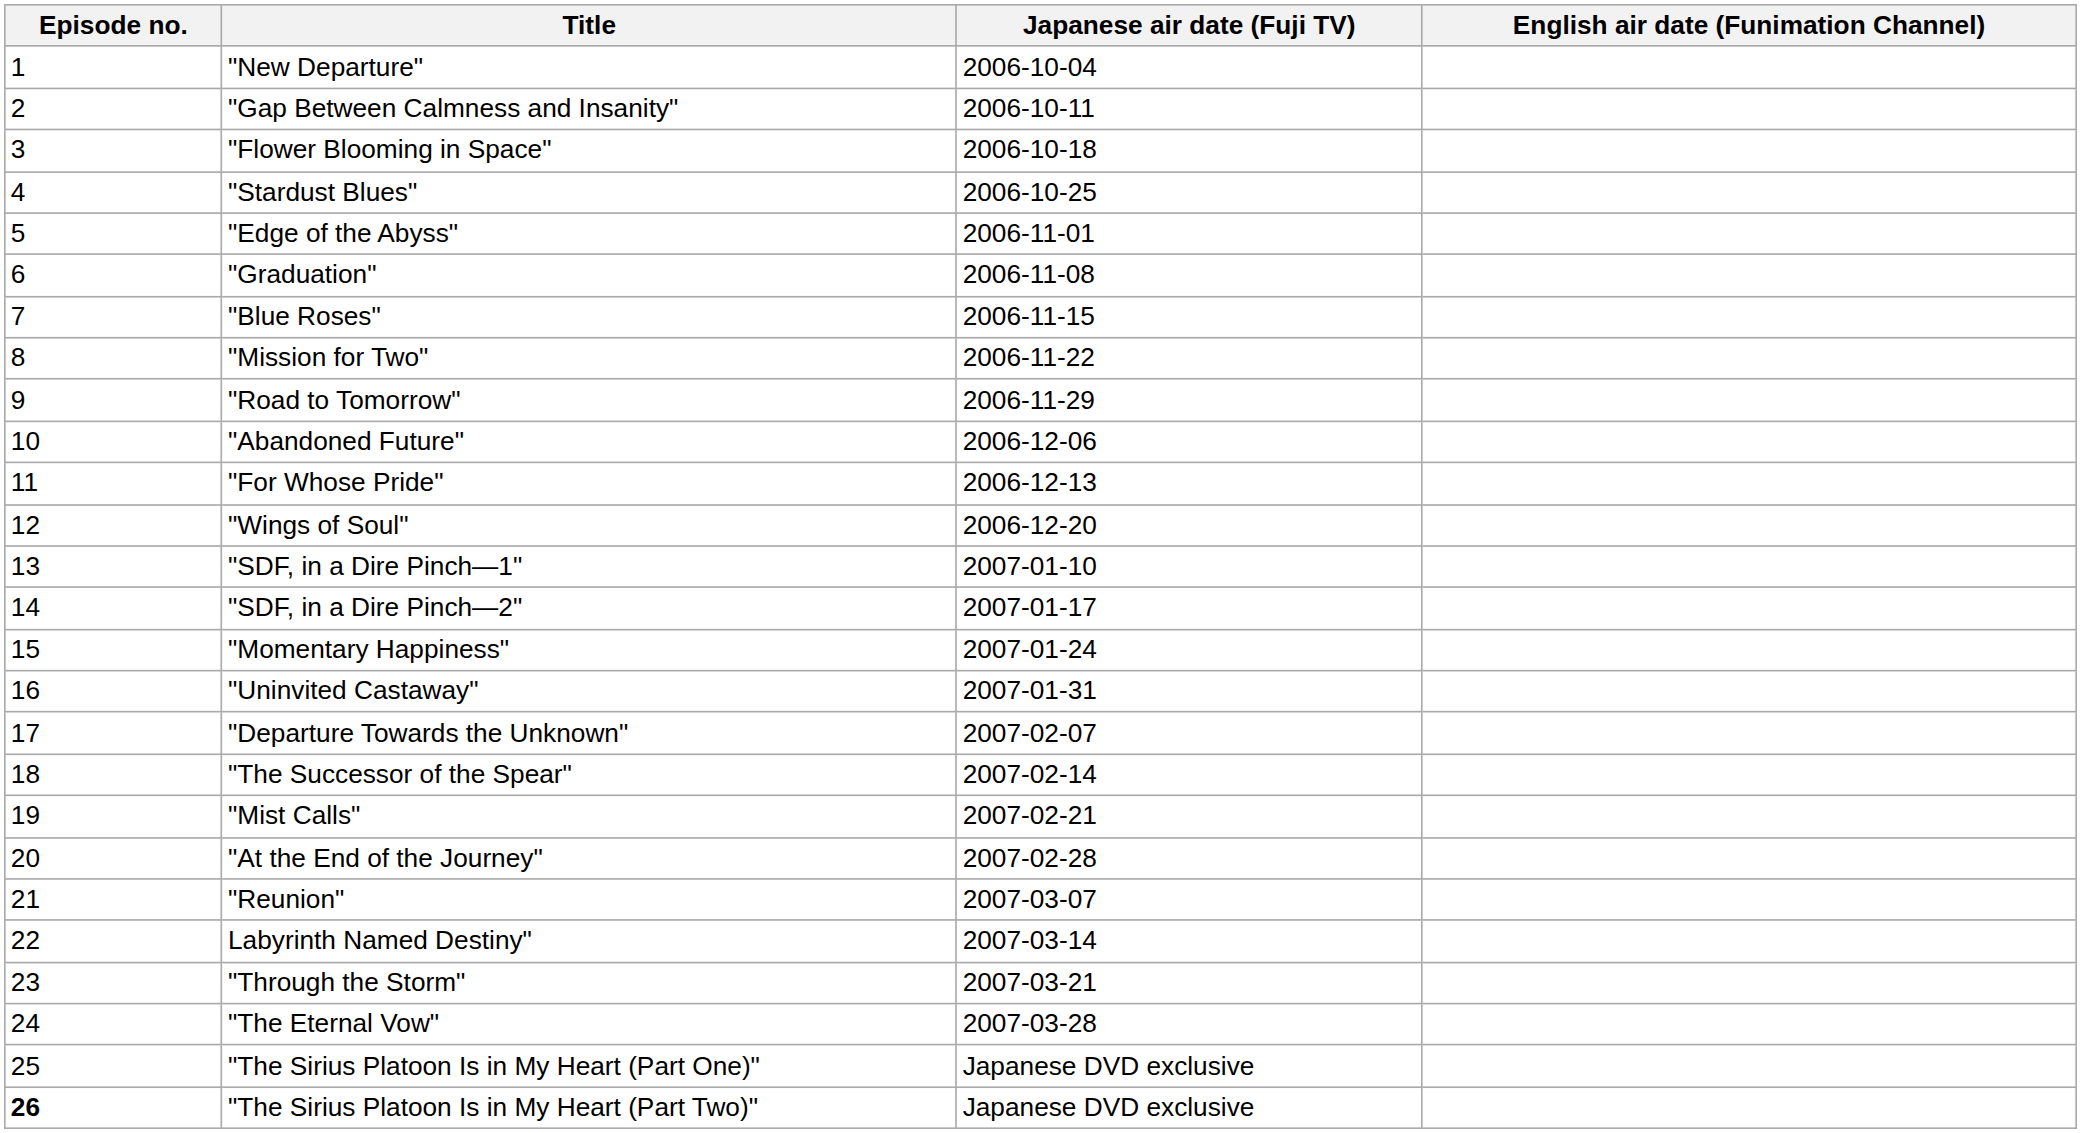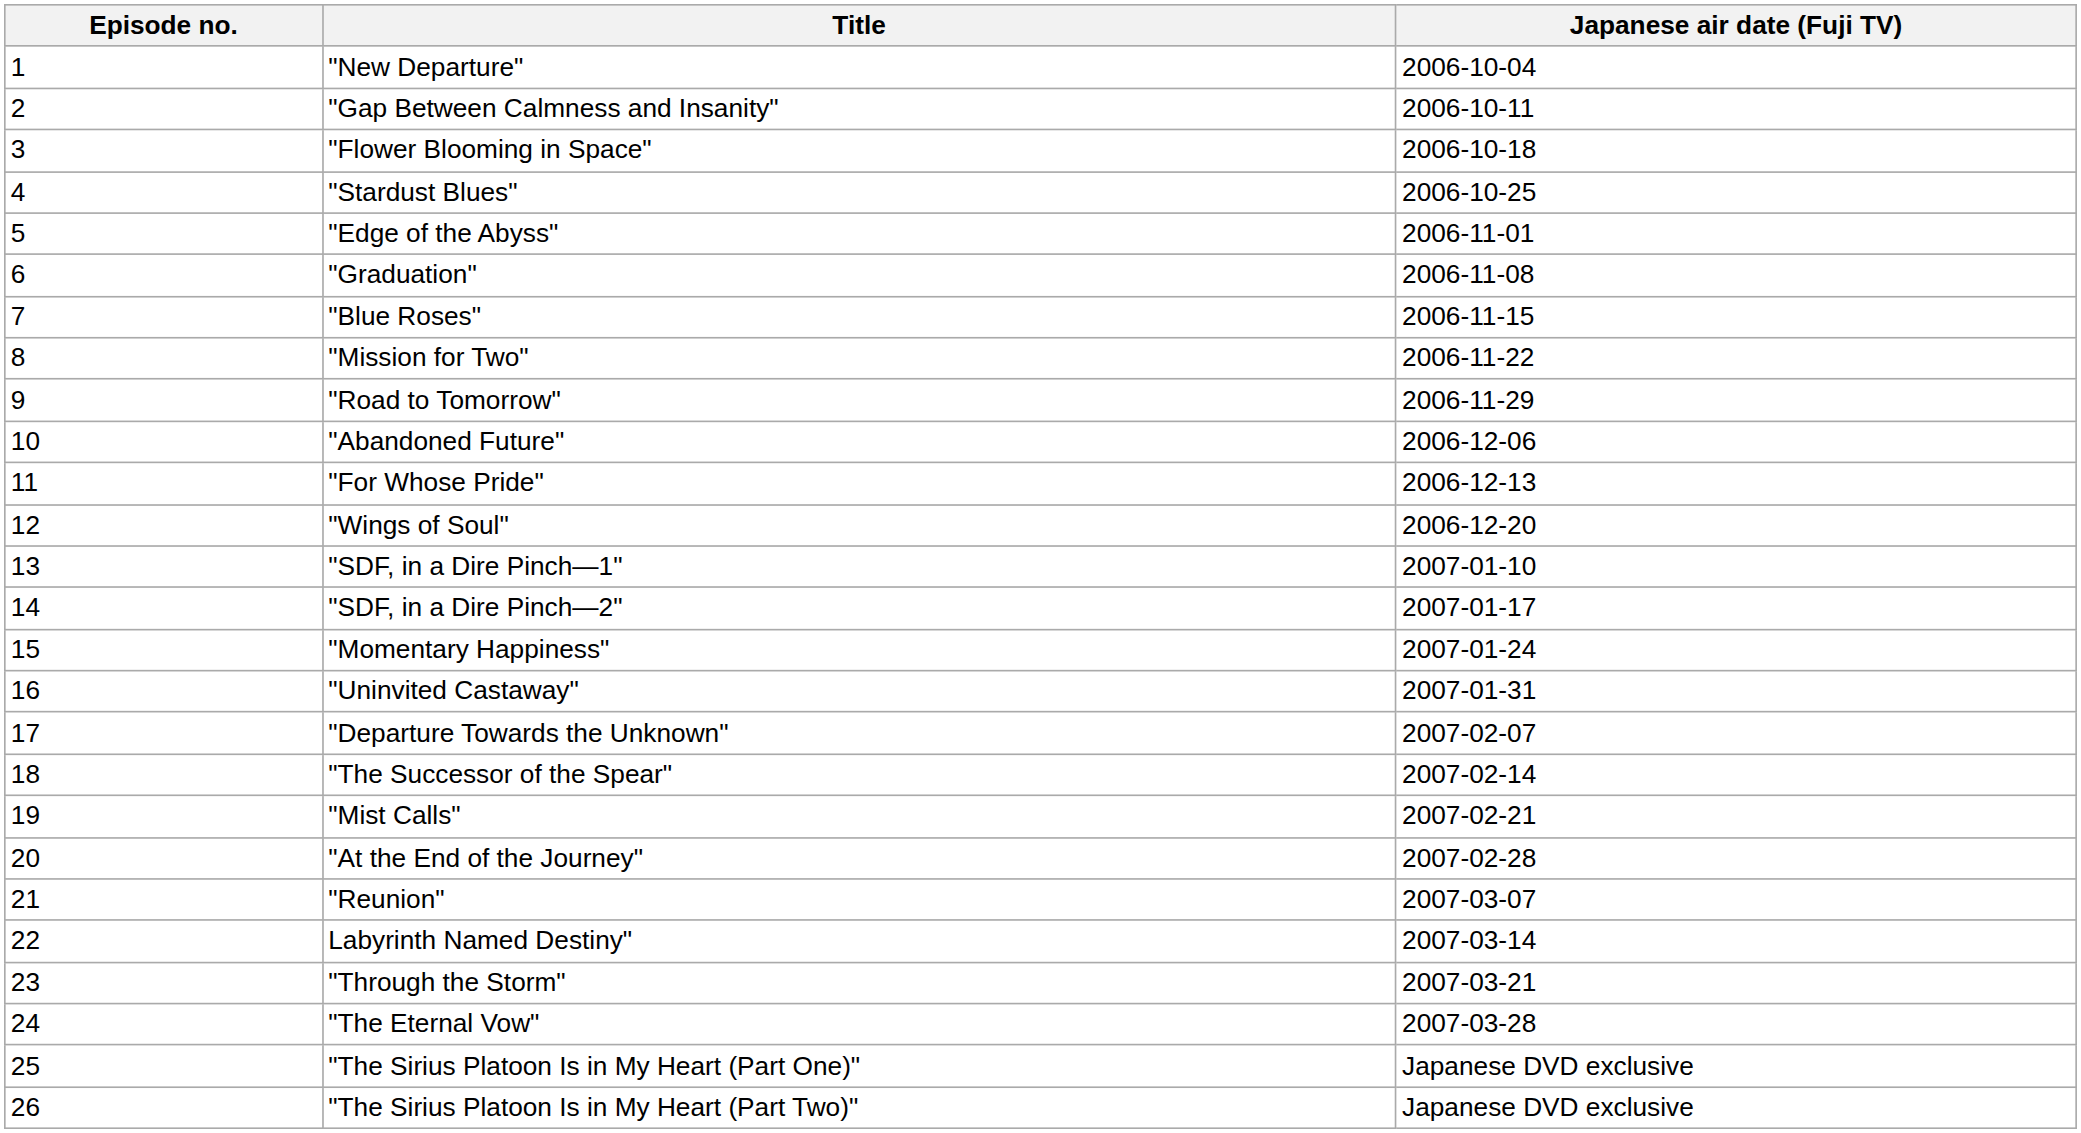- column: (1749, 25)
(25, 1107) bold -> (25, 1107) normal
